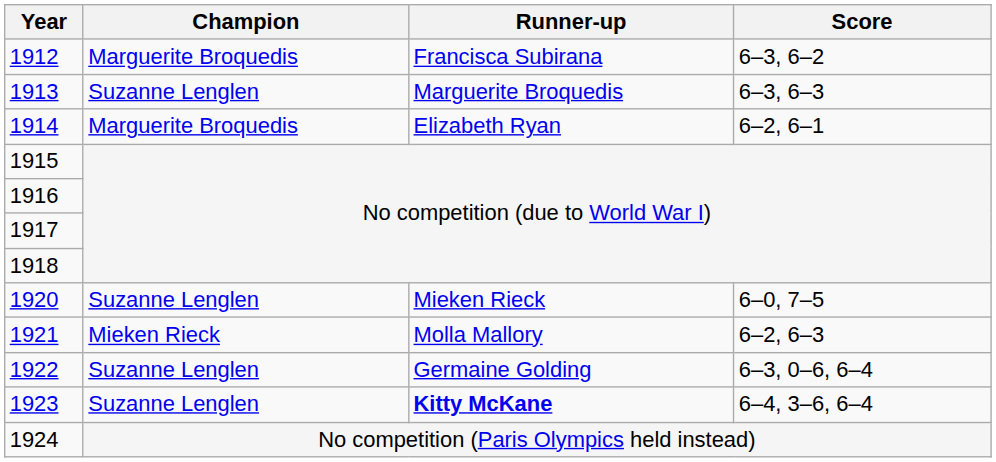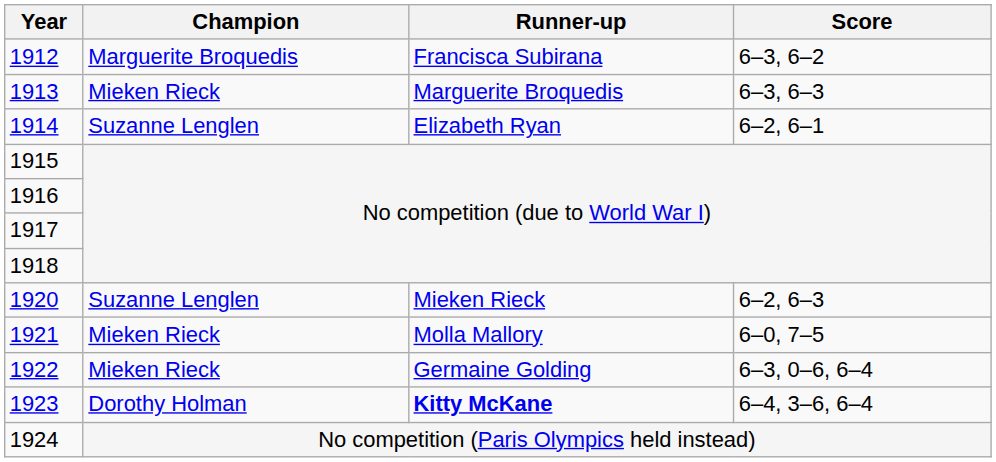(174, 91) Suzanne Lenglen -> (154, 91) Mieken Rieck
(193, 126) Marguerite Broquedis -> (174, 126) Suzanne Lenglen
(781, 299) 6–0, 7–5 -> (781, 299) 6–2, 6–3
(781, 334) 6–2, 6–3 -> (781, 334) 6–0, 7–5
(174, 369) Suzanne Lenglen -> (154, 369) Mieken Rieck
(174, 404) Suzanne Lenglen -> (168, 404) Dorothy Holman
